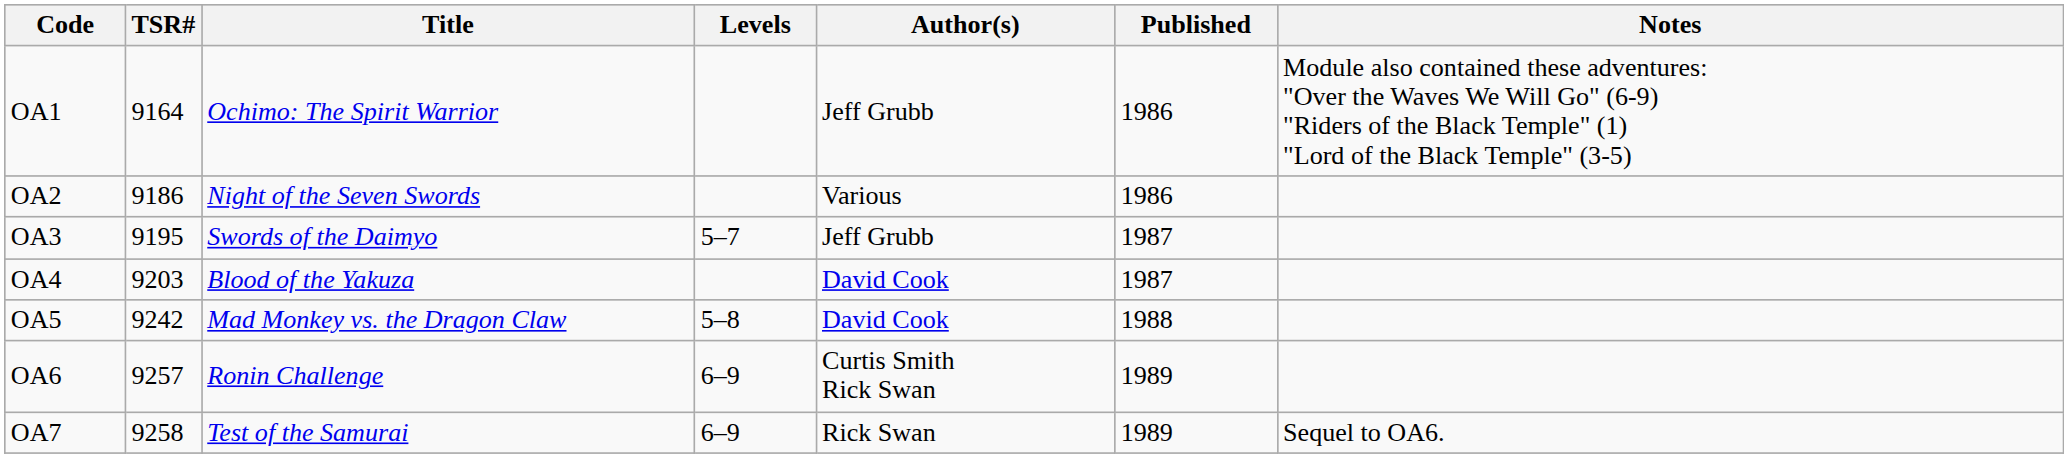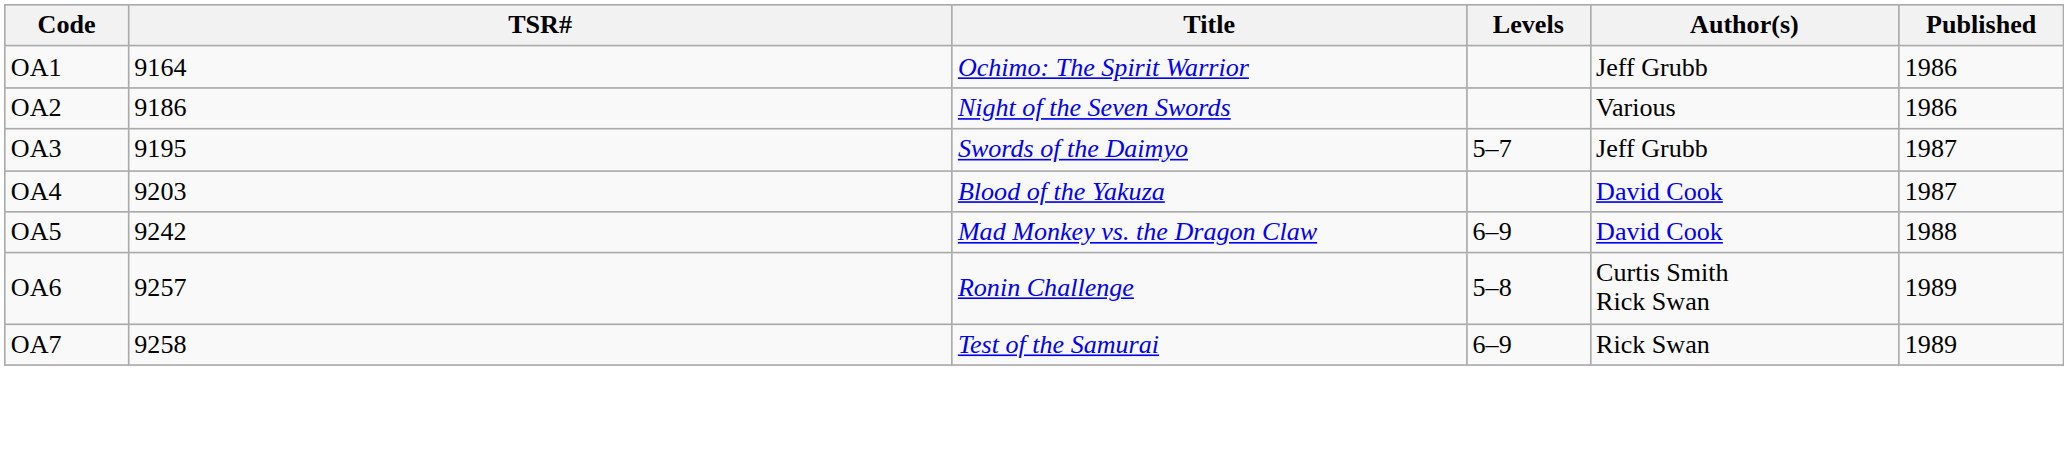- column: (1670, 25)
(720, 320) 5–8 -> (1492, 231) 6–9
(720, 376) 6–9 -> (1492, 288) 5–8
